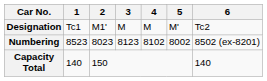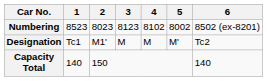rows swapped: (34, 27) <-> (34, 42)
